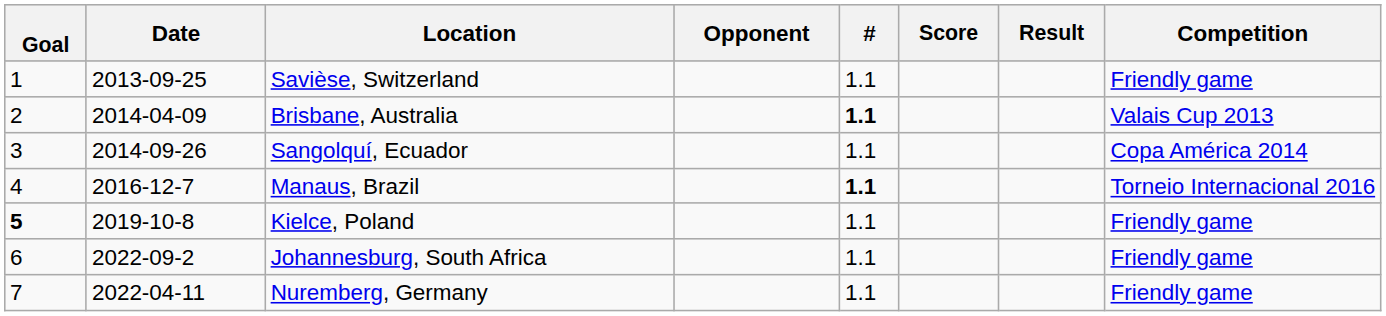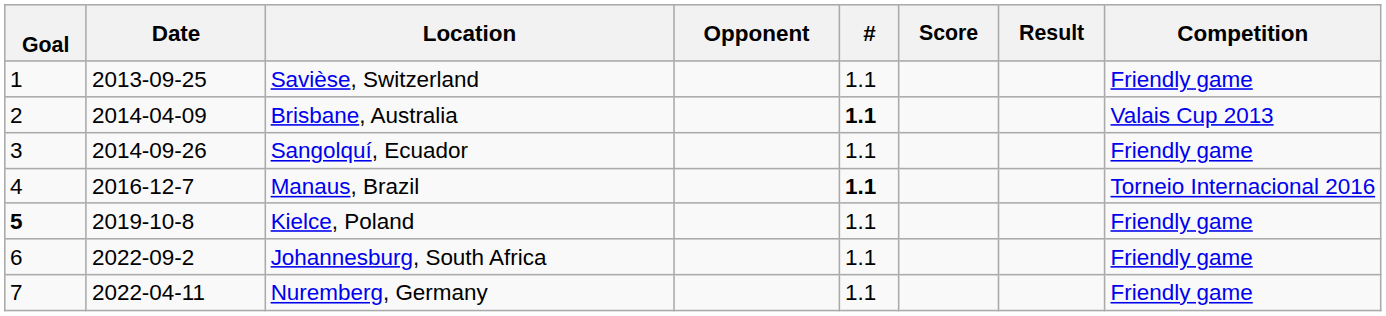(1209, 151) Copa América 2014 -> (1182, 151) Friendly game
